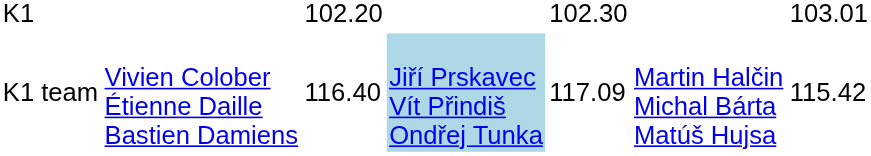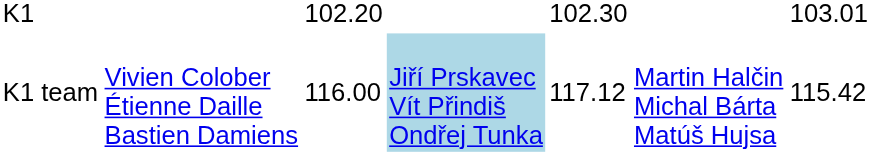(343, 92) 116.40 -> (343, 92) 116.00
(587, 92) 117.09 -> (587, 92) 117.12
